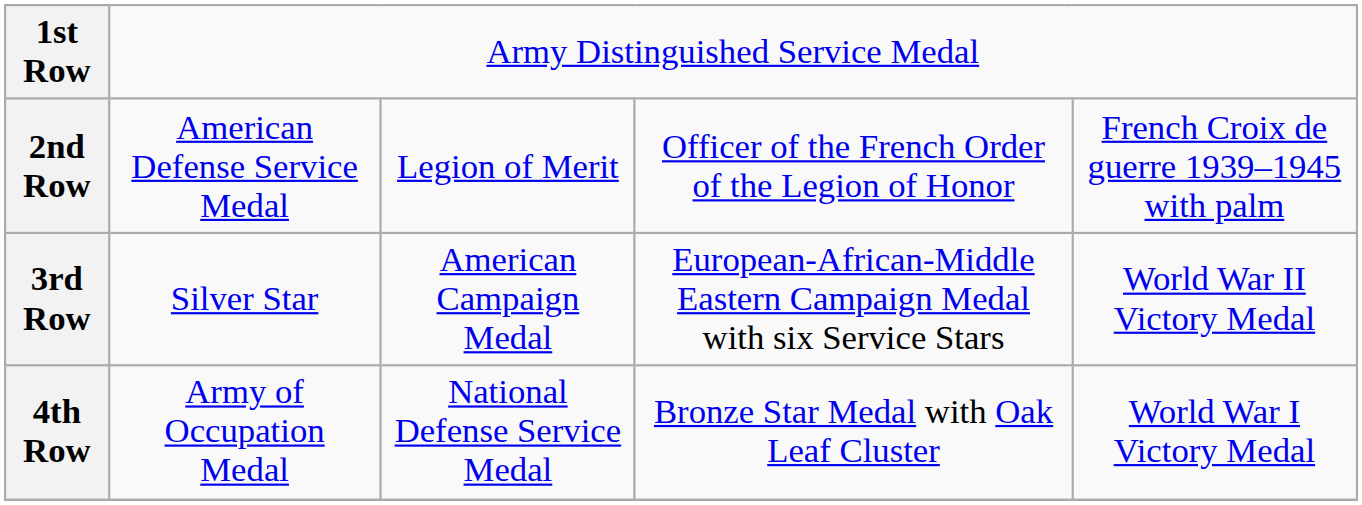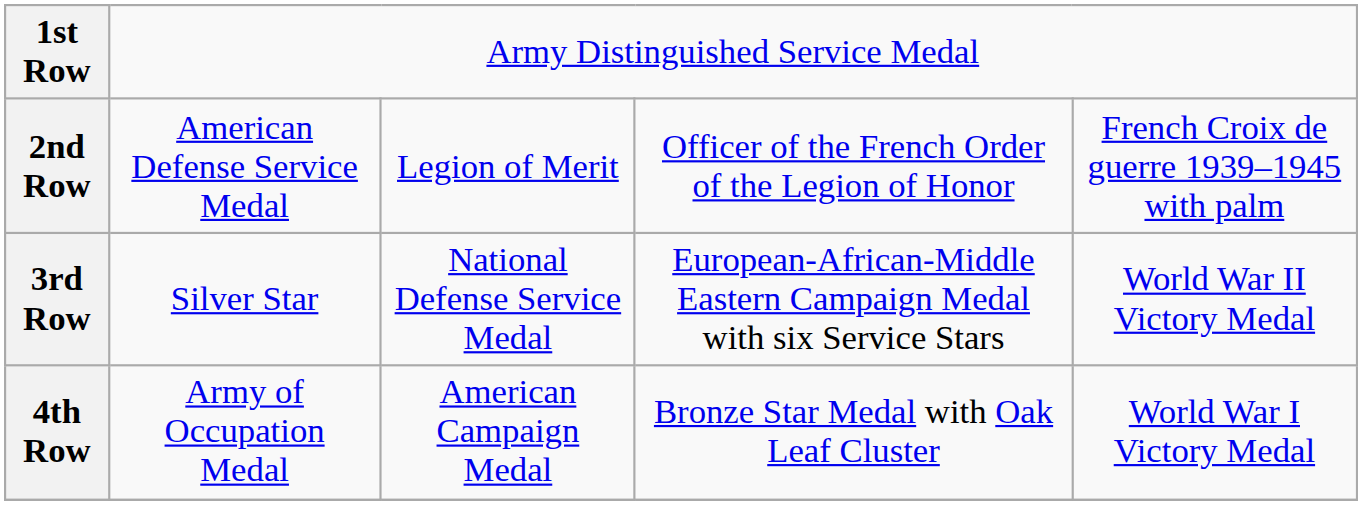(508, 298) American Campaign Medal -> (508, 298) National Defense Service Medal
(508, 431) National Defense Service Medal -> (508, 431) American Campaign Medal
